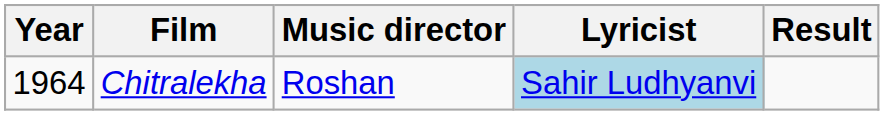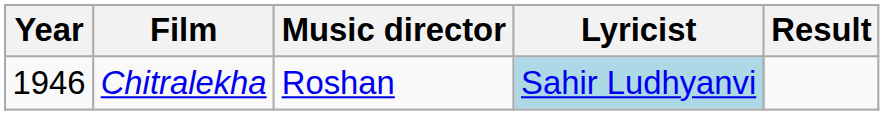(49, 82) 1964 -> (49, 82) 1946
